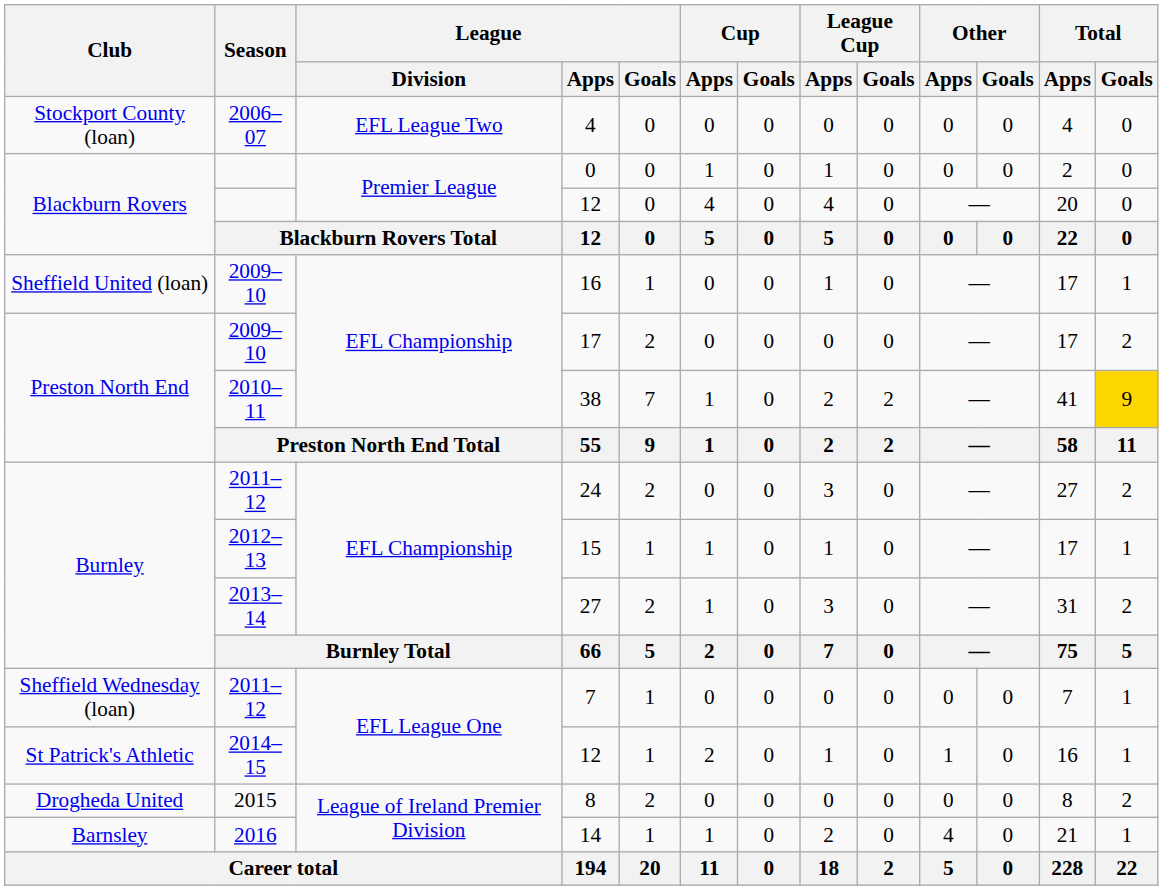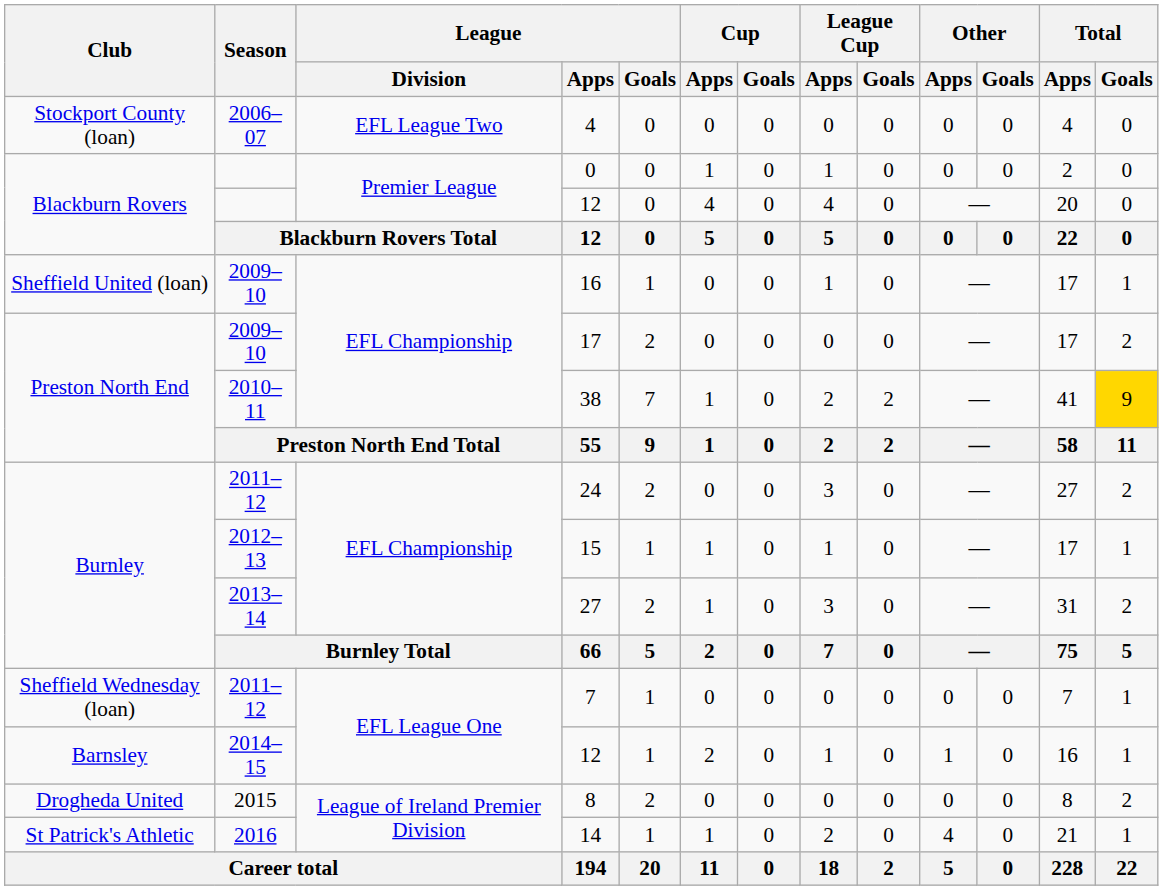(110, 755) St Patrick's Athletic -> (110, 755) Barnsley
(110, 834) Barnsley -> (110, 834) St Patrick's Athletic
